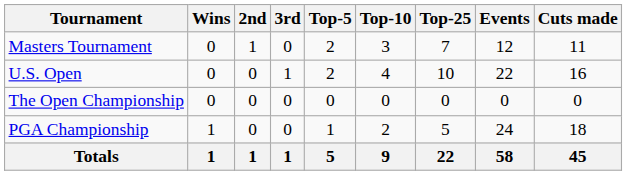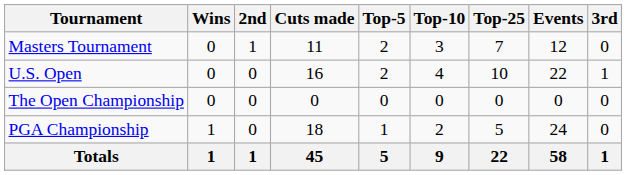columns swapped: (288, 18) <-> (578, 18)
